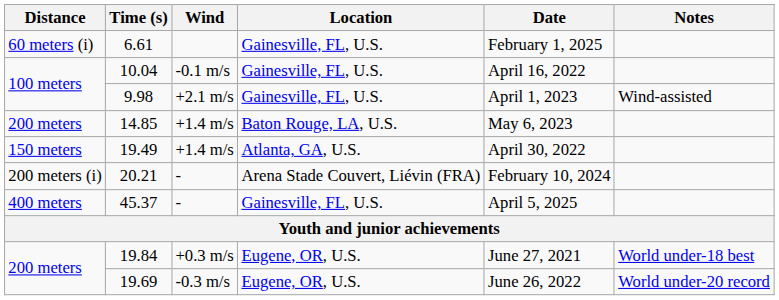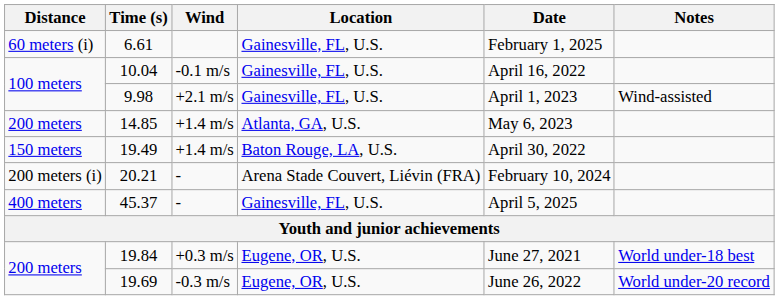(319, 123) Baton Rouge, LA, U.S. -> (301, 123) Atlanta, GA, U.S.
(301, 149) Atlanta, GA, U.S. -> (319, 149) Baton Rouge, LA, U.S.
